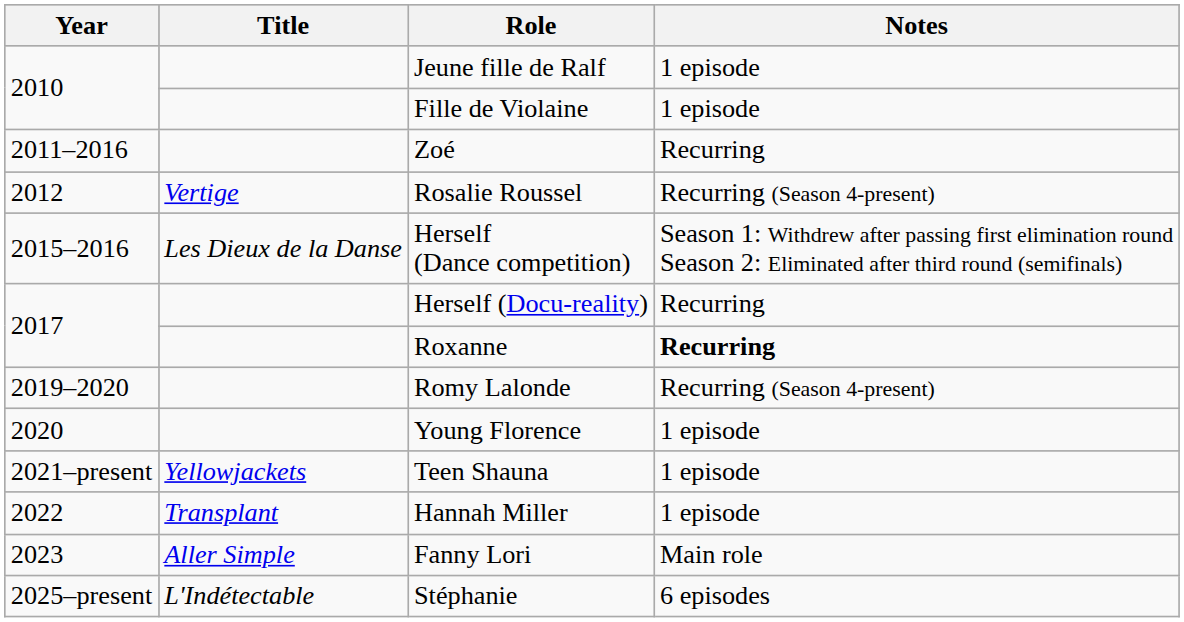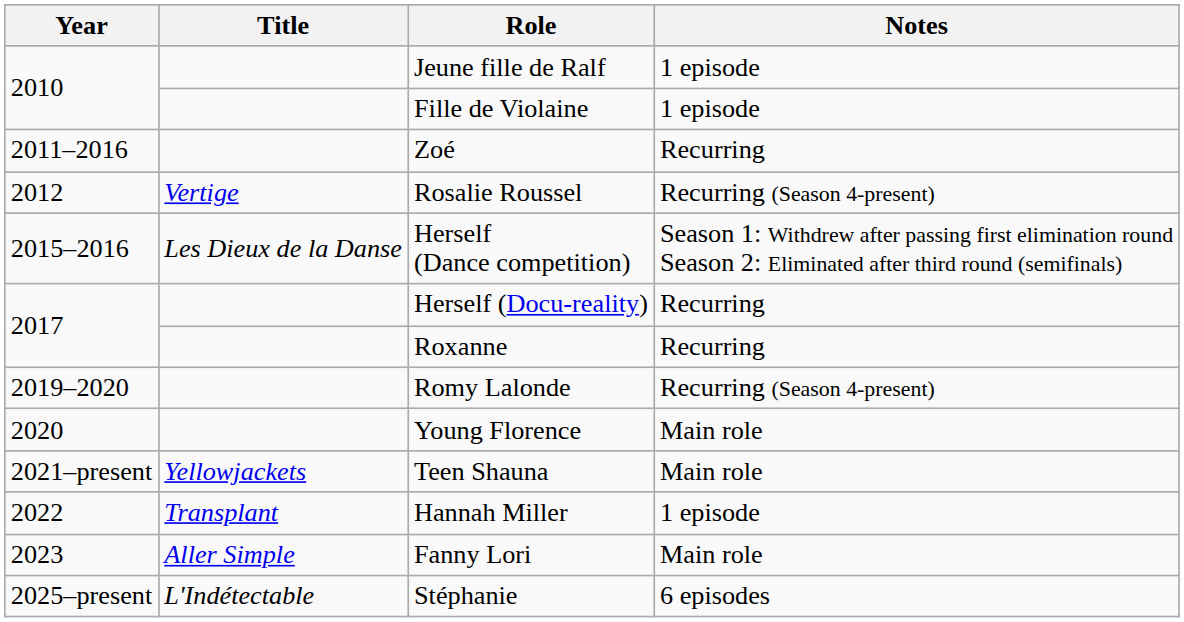(718, 346) bold -> (712, 346) normal
(710, 429) 1 episode -> (711, 429) Main role
(710, 470) 1 episode -> (711, 470) Main role
